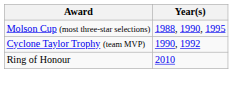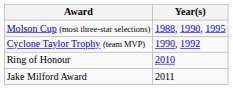+ row: (47, 76)
